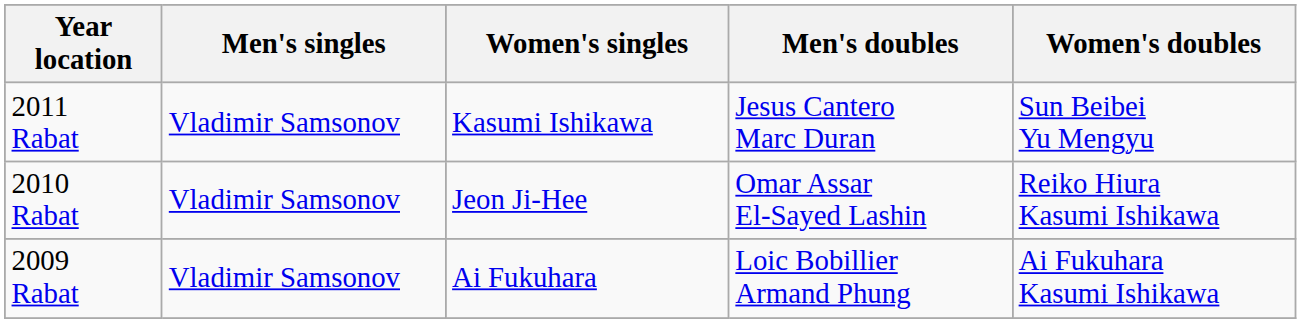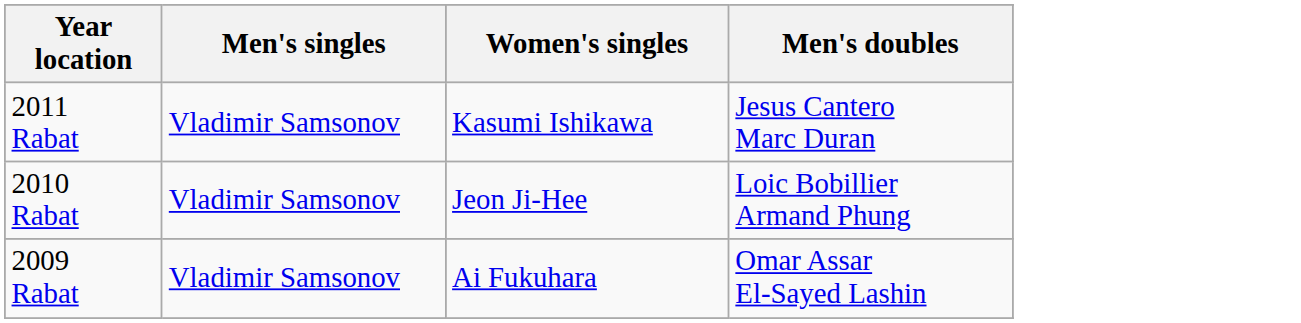- column: (1154, 43)
(831, 199) Omar Assar El-Sayed Lashin -> (823, 199) Loic Bobillier Armand Phung
(823, 277) Loic Bobillier Armand Phung -> (831, 277) Omar Assar El-Sayed Lashin
